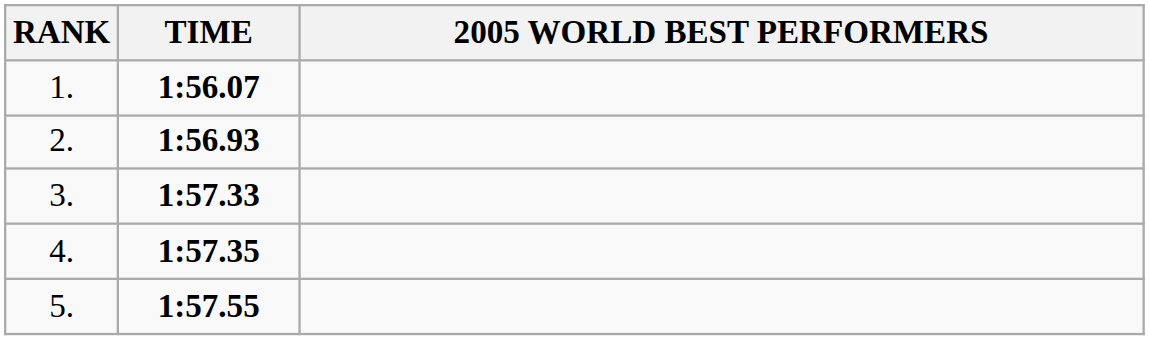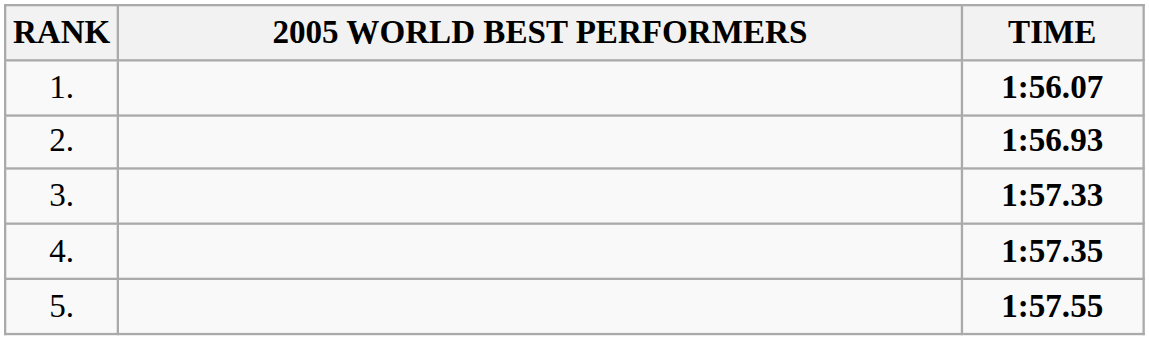columns swapped: (721, 32) <-> (209, 32)
